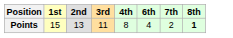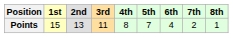+ column: (149, 11)
(194, 25) bold -> (217, 25) normal
